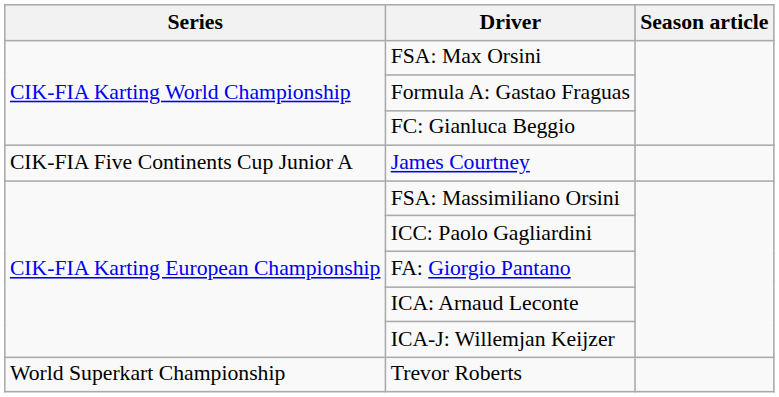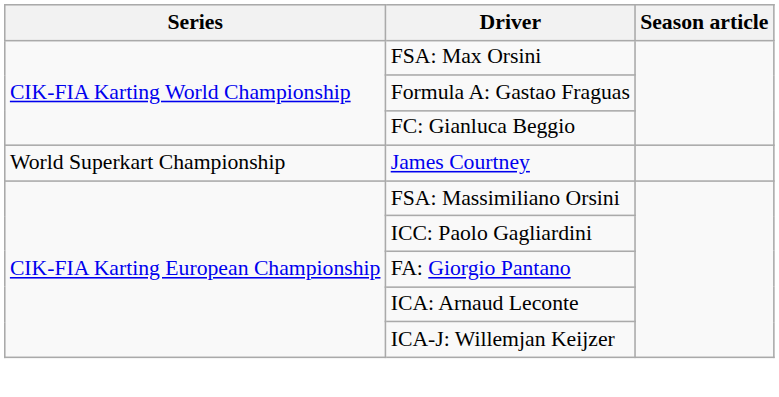(181, 162) CIK-FIA Five Continents Cup Junior A -> (148, 162) World Superkart Championship
- row: (456, 373)
